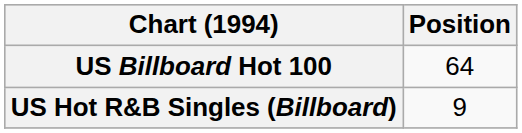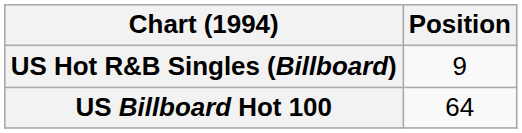rows swapped: (204, 66) <-> (204, 107)
